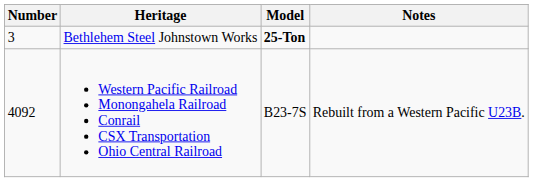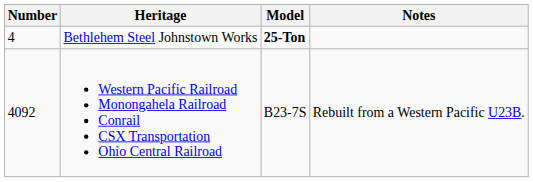(11, 37) 3 -> (11, 37) 4
